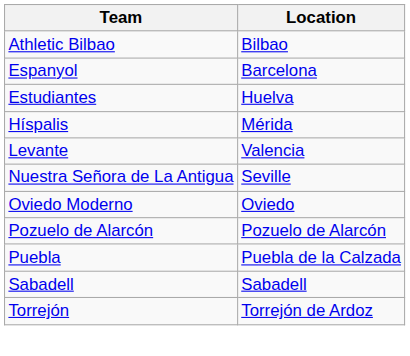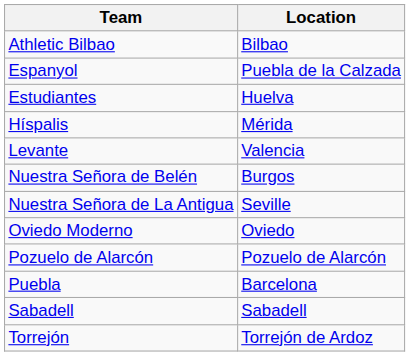(279, 71) Barcelona -> (321, 71) Puebla de la Calzada
+ row: (103, 177)
(321, 257) Puebla de la Calzada -> (279, 284) Barcelona
